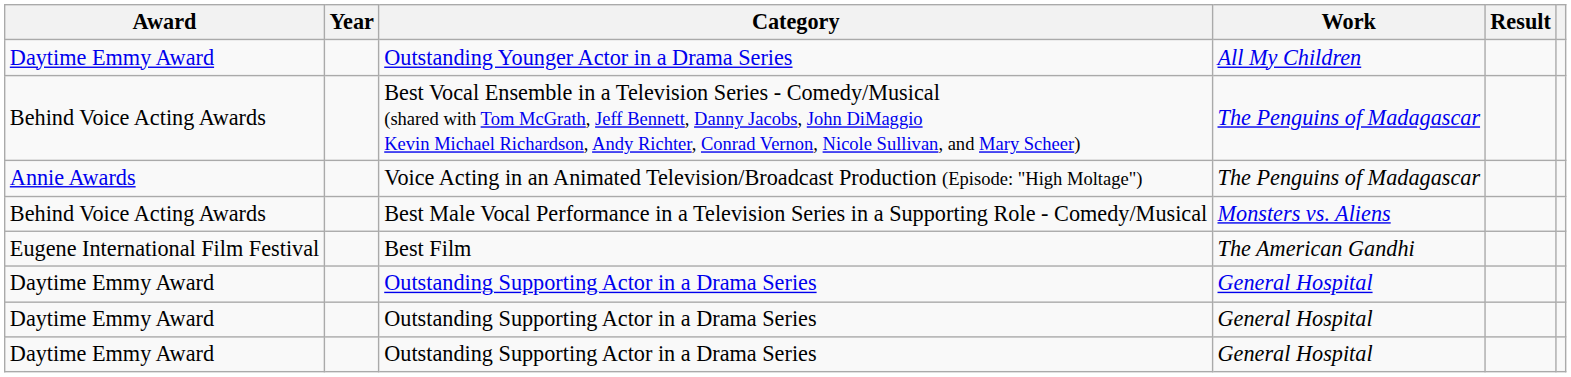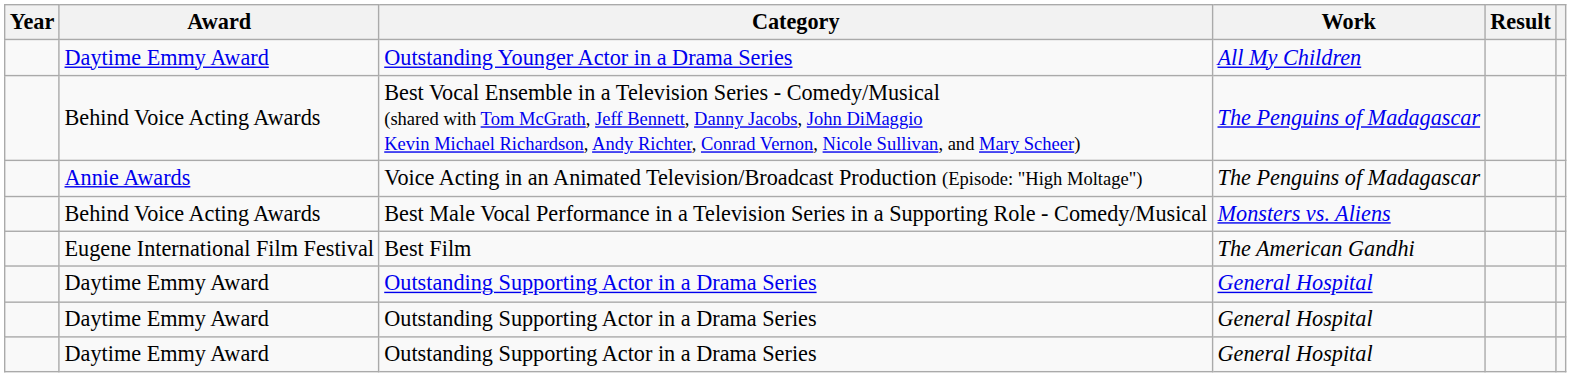columns swapped: (352, 22) <-> (165, 22)
